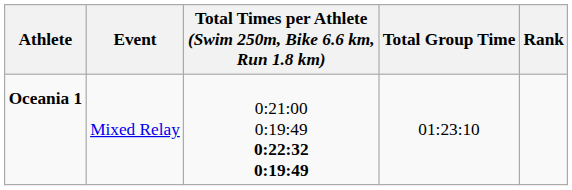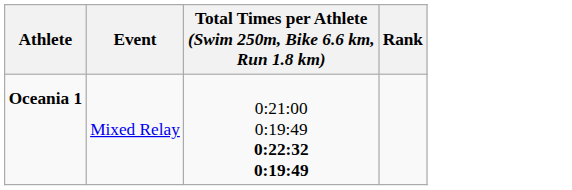- column: (449, 39)
